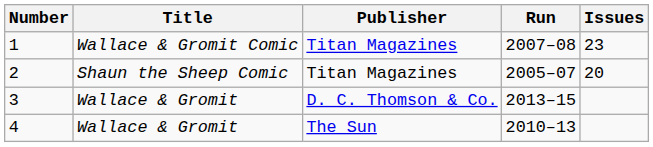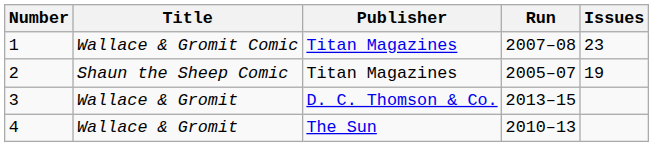(594, 73) 20 -> (594, 73) 19
